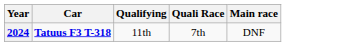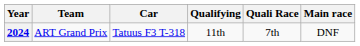+ column: (71, 14)
(73, 32) bold -> (149, 32) normal
